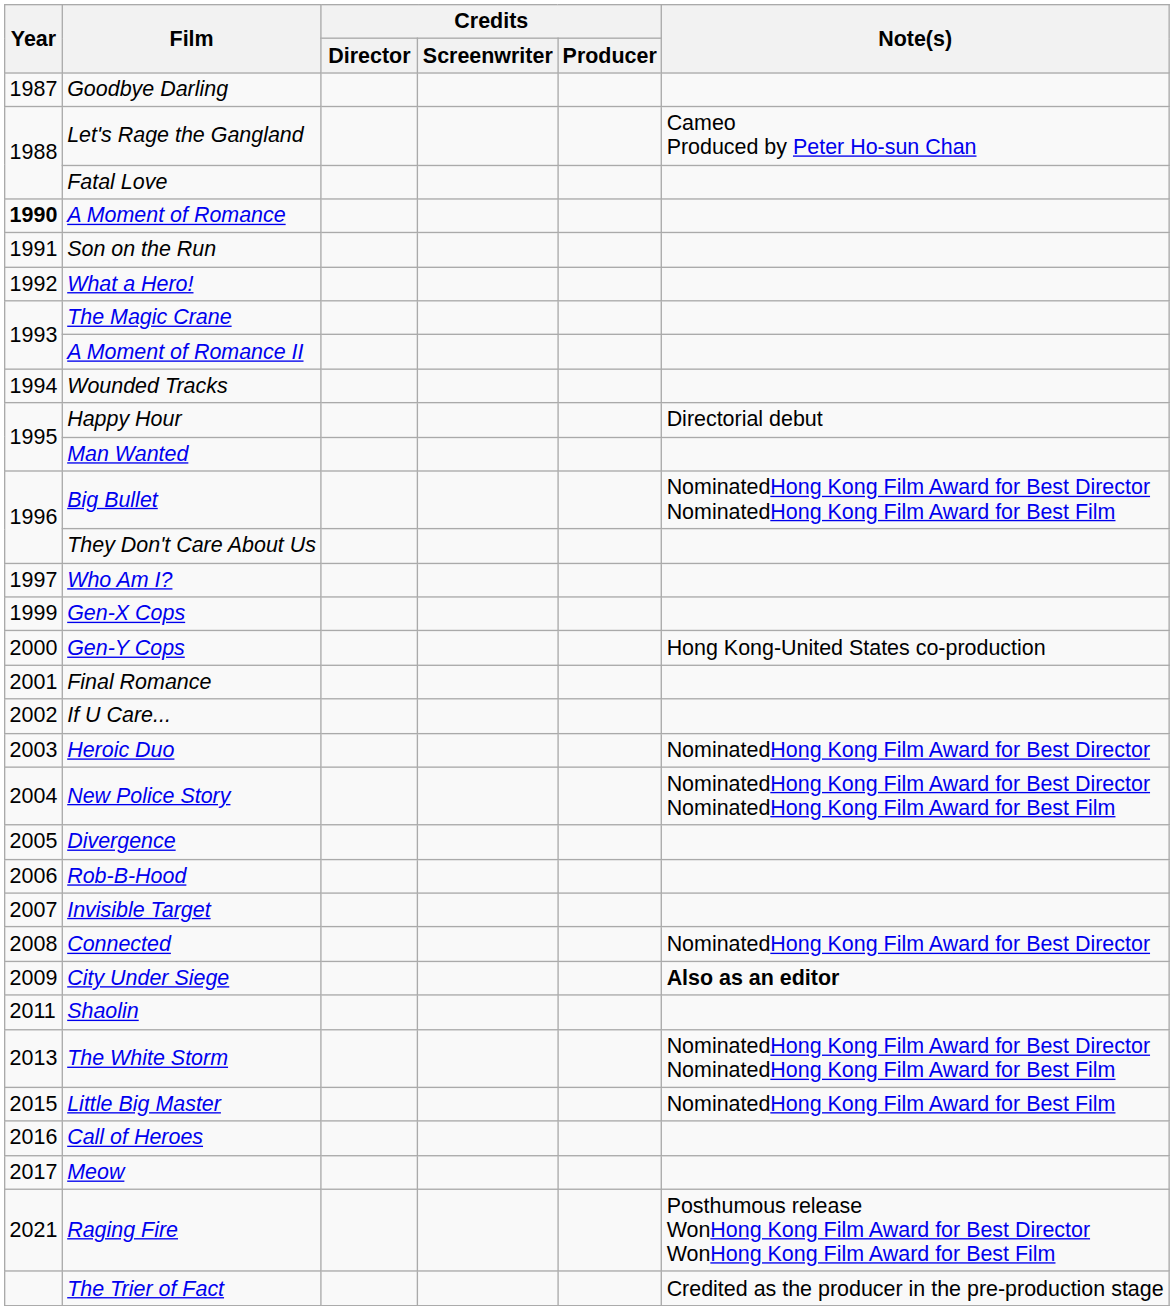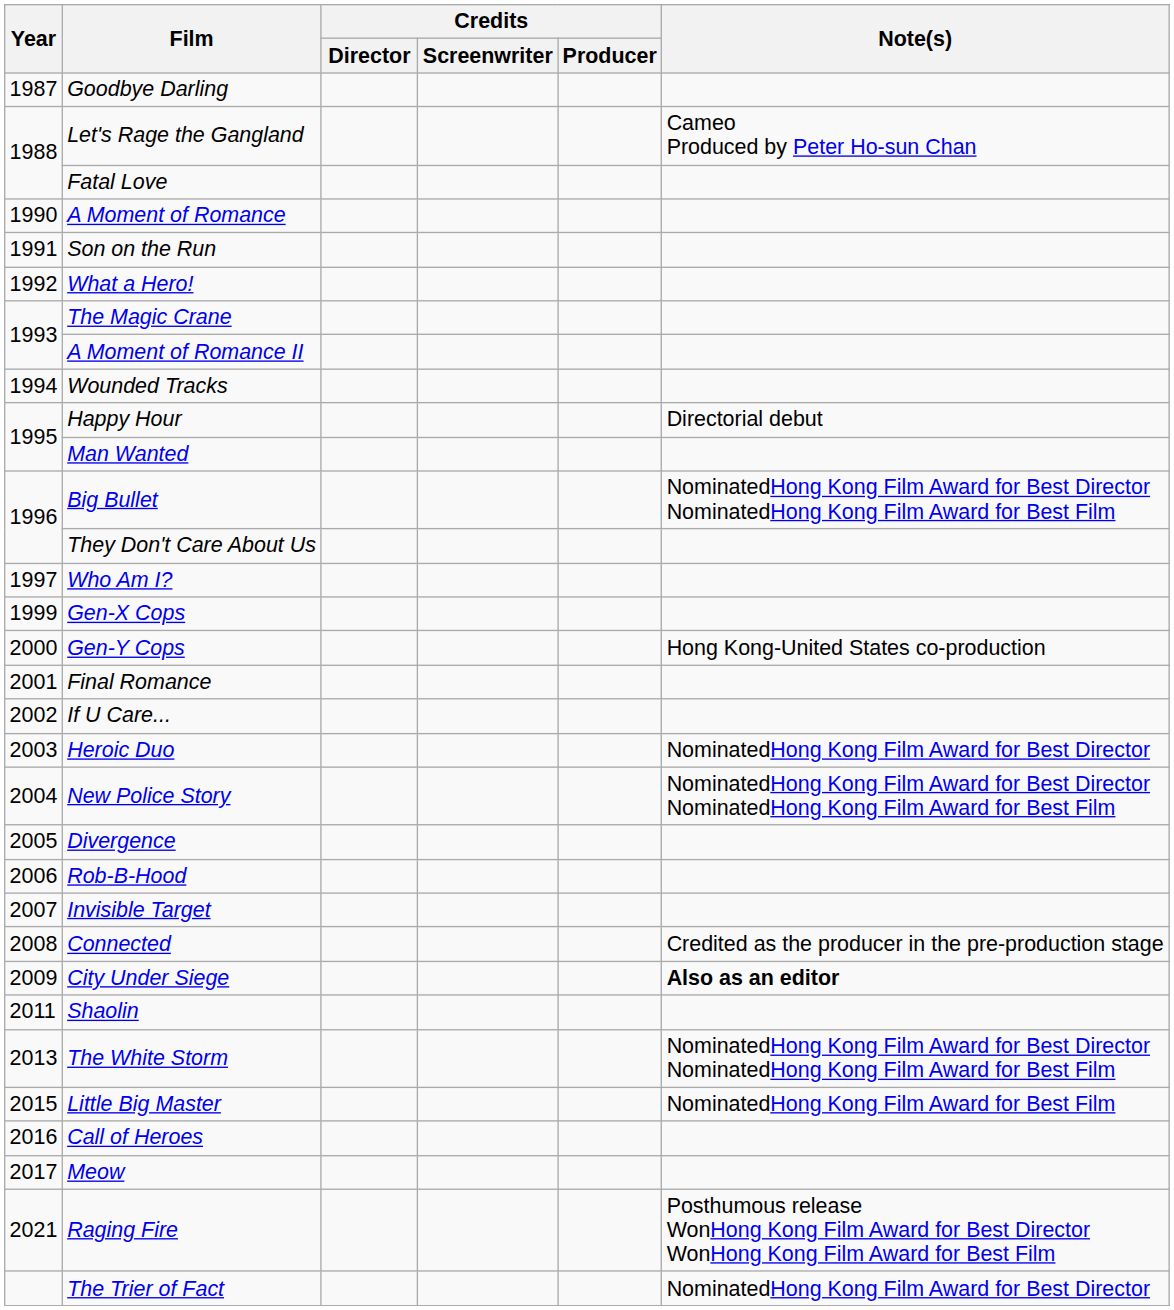(33, 215) bold -> (33, 215) normal
(908, 943) NominatedHong Kong Film Award for Best Director -> (915, 943) Credited as the producer in the pre-production stage
(915, 1288) Credited as the producer in the pre-production stage -> (908, 1288) NominatedHong Kong Film Award for Best Director
